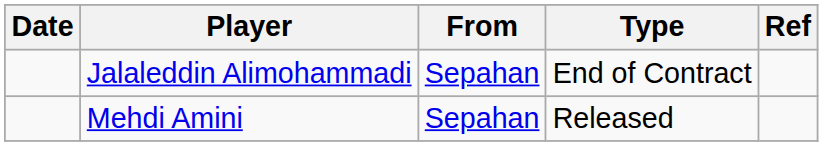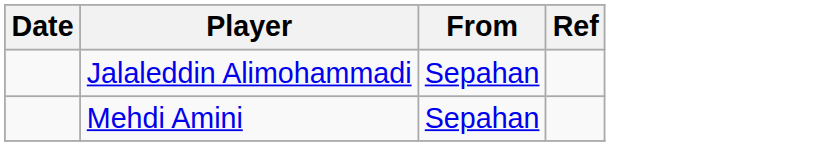- column: (652, 27)
